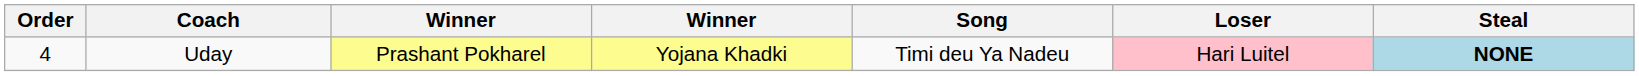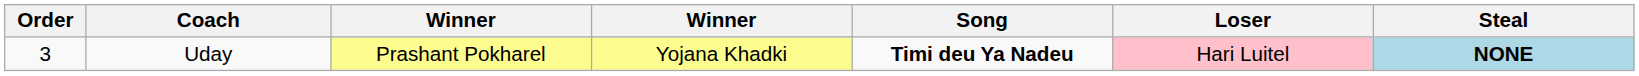(45, 53) 4 -> (45, 53) 3
(982, 53) normal -> (982, 53) bold
